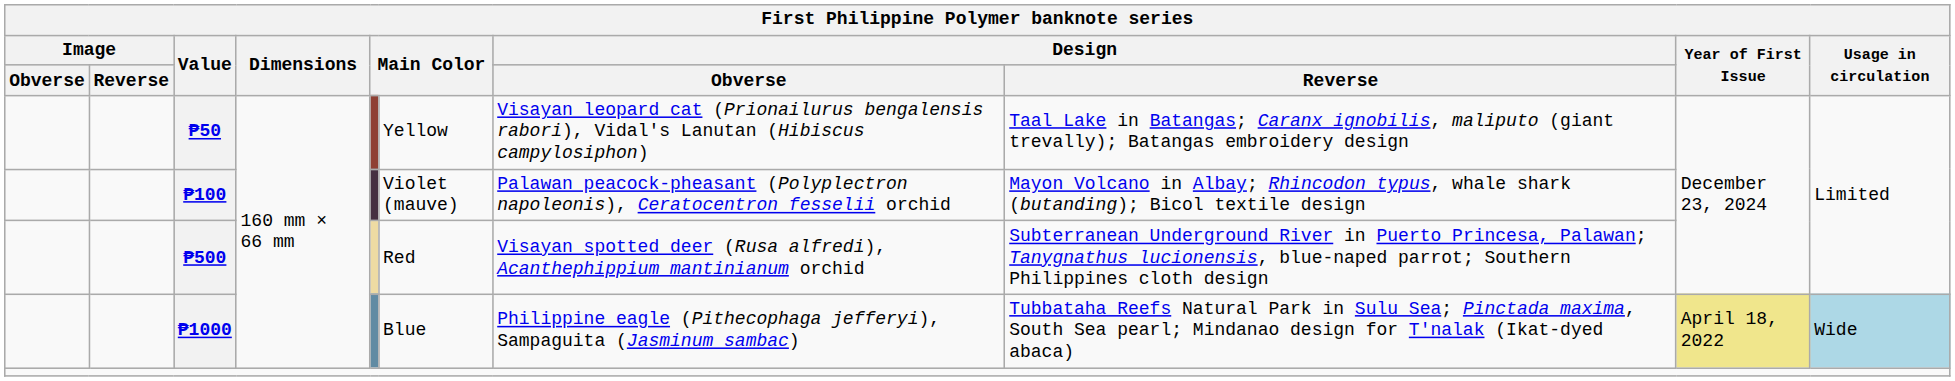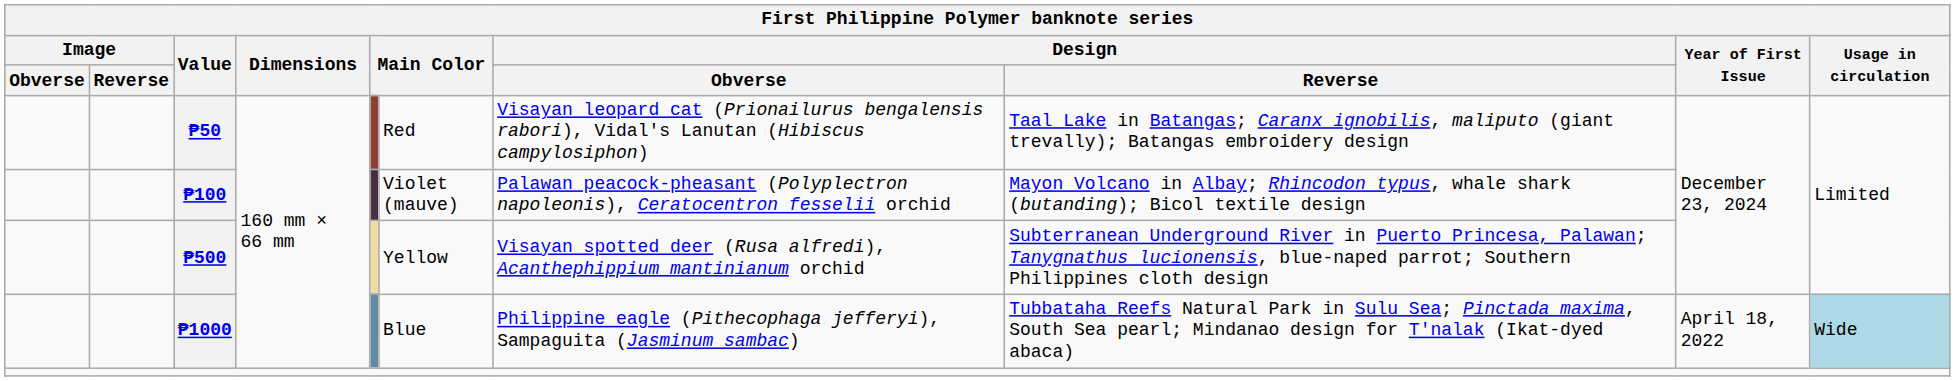(415, 132) Yellow -> (399, 132) Red
(399, 257) Red -> (415, 257) Yellow
(1729, 331) khaki background -> (1729, 331) no background
